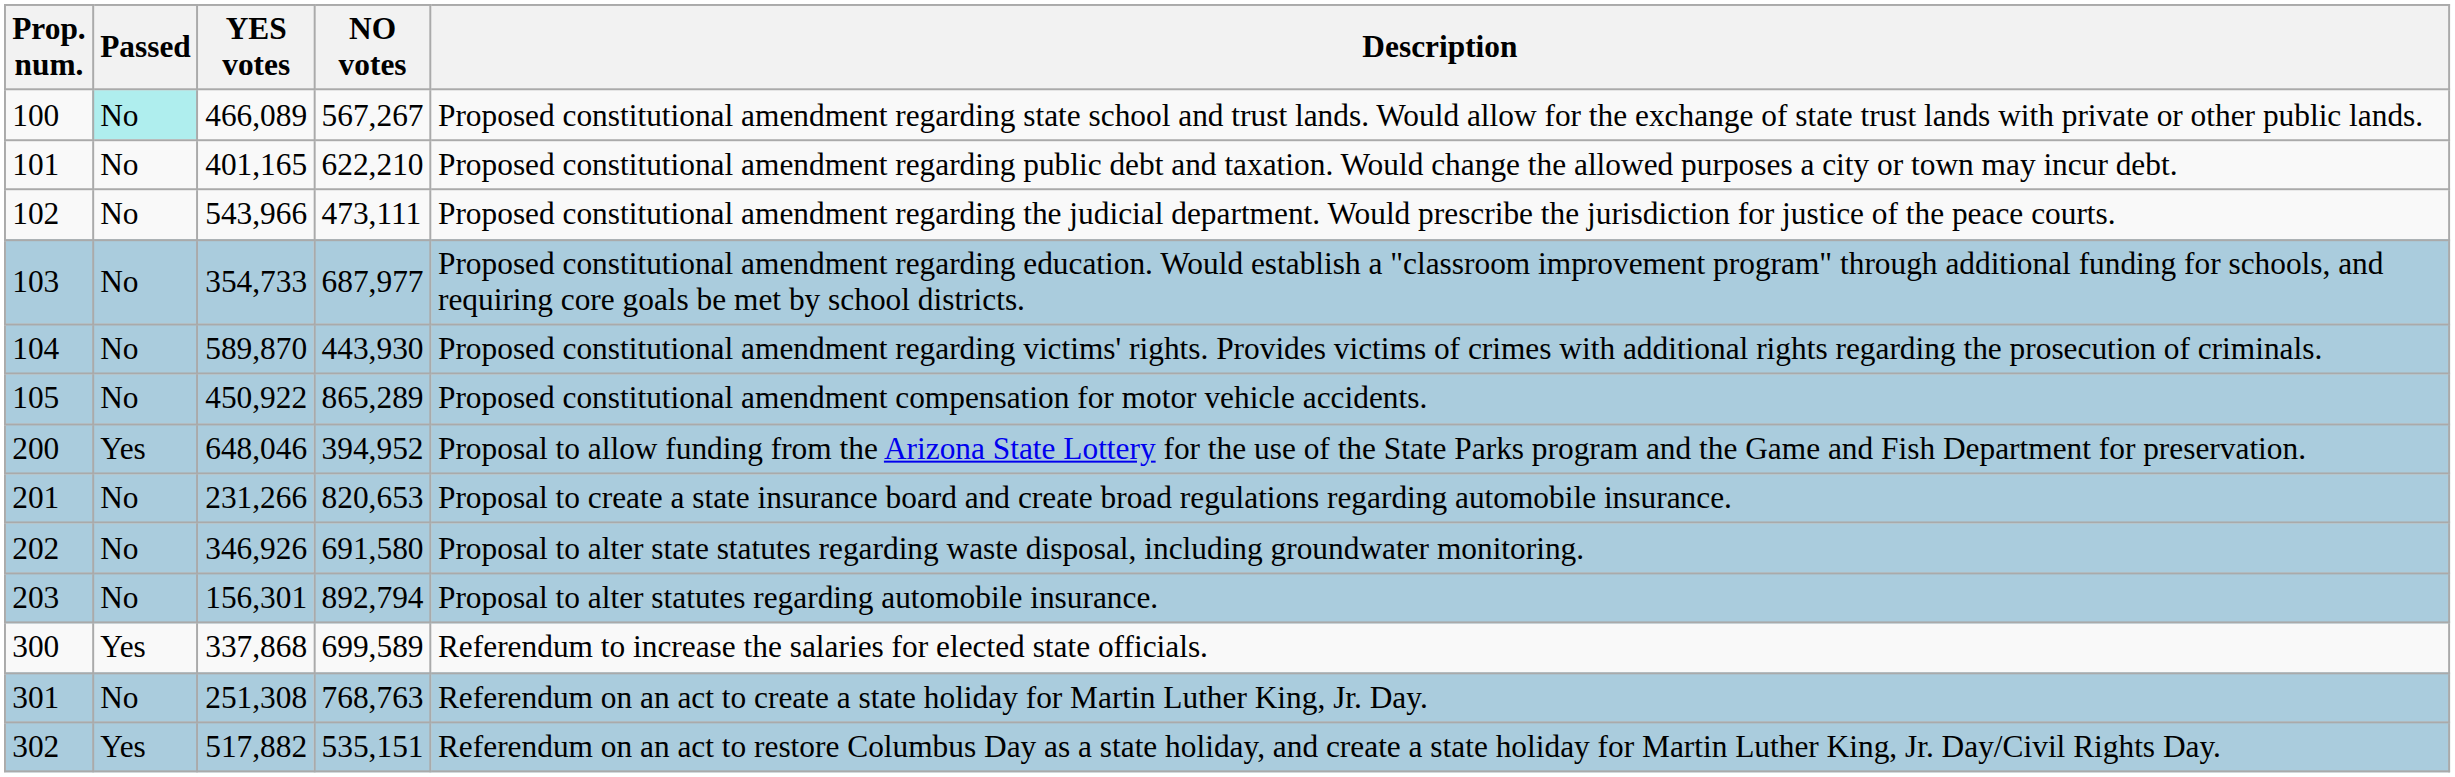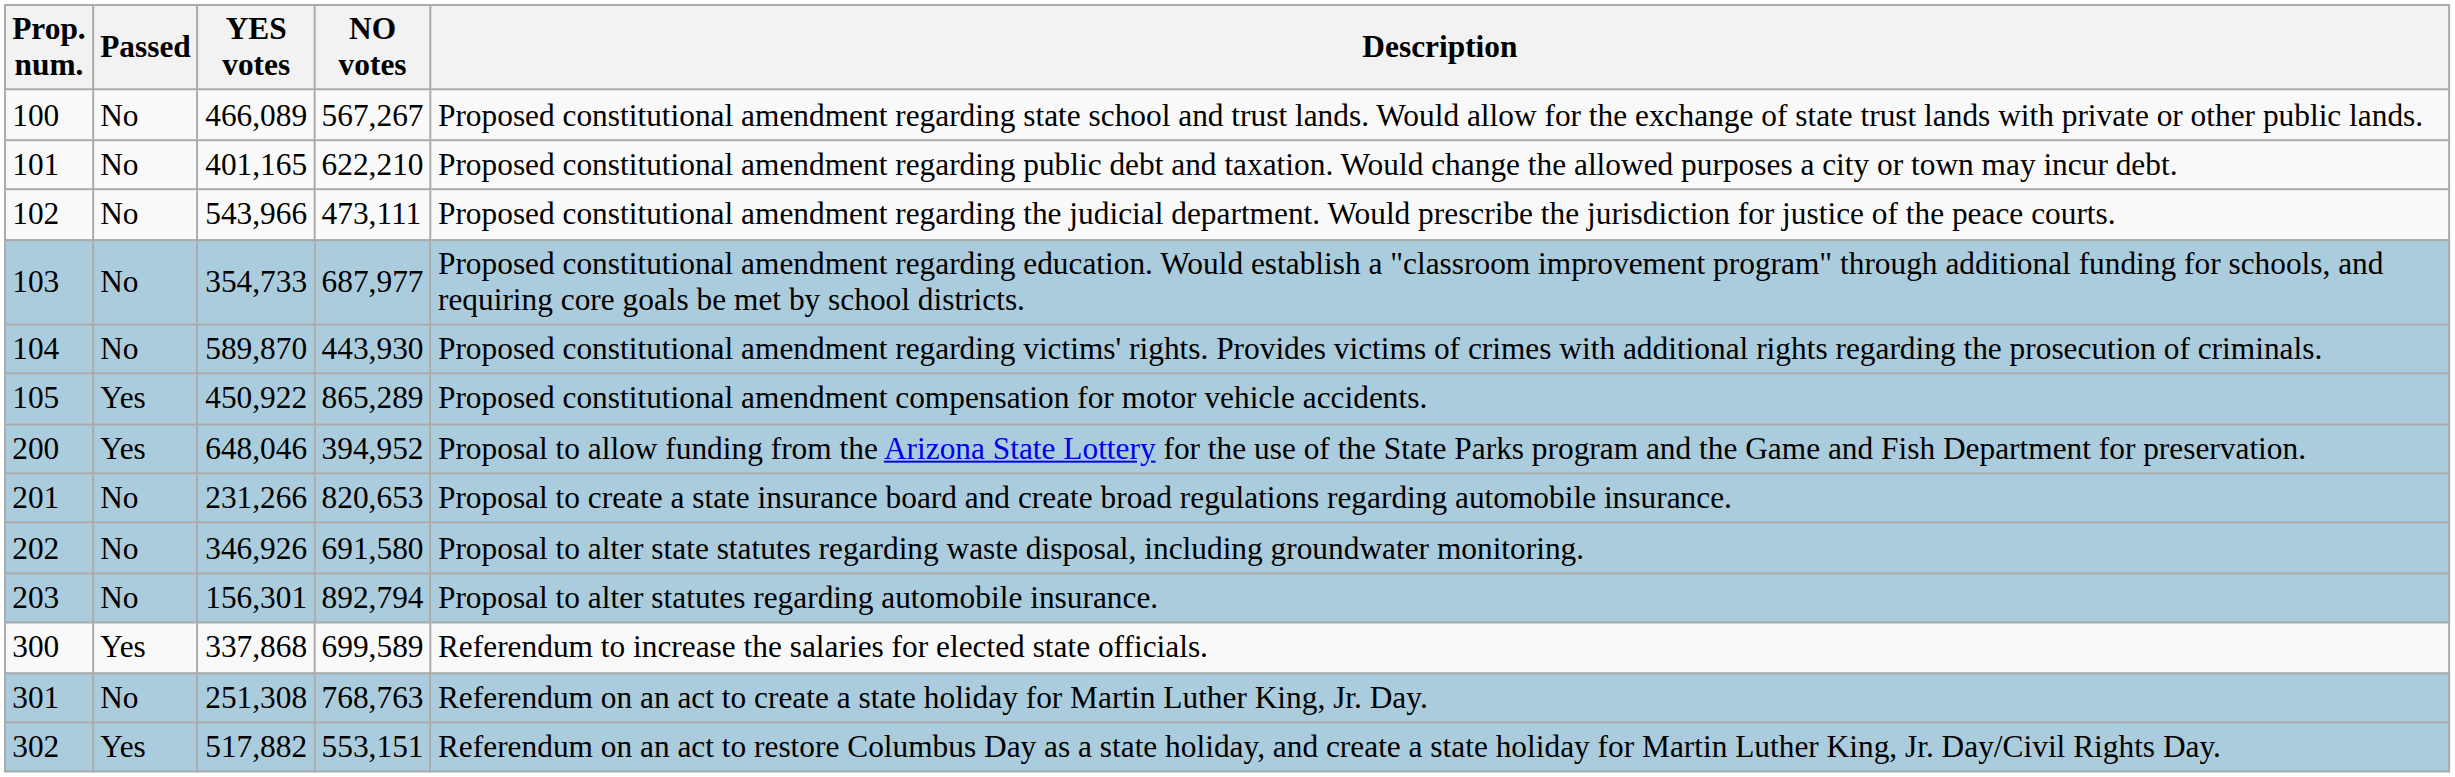(119, 114) paleturquoise background -> (119, 114) no background
(119, 398) No -> (123, 398) Yes
(373, 746) 535,151 -> (373, 746) 553,151
